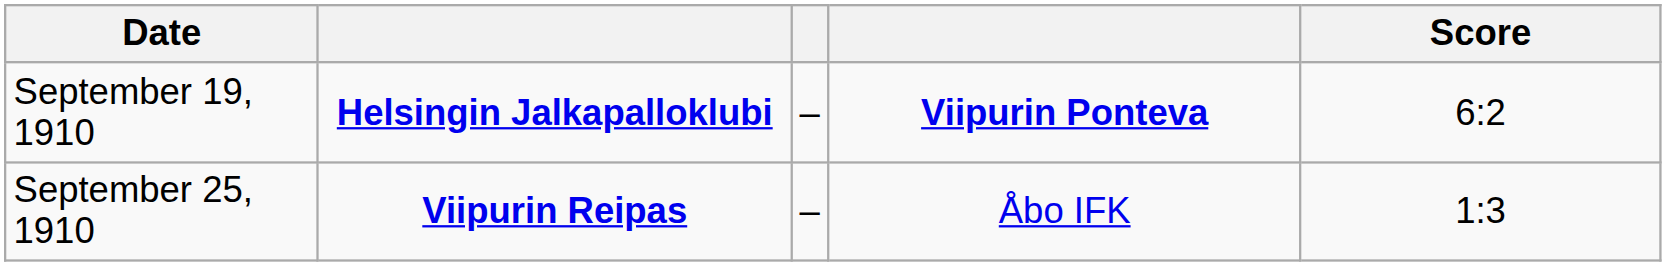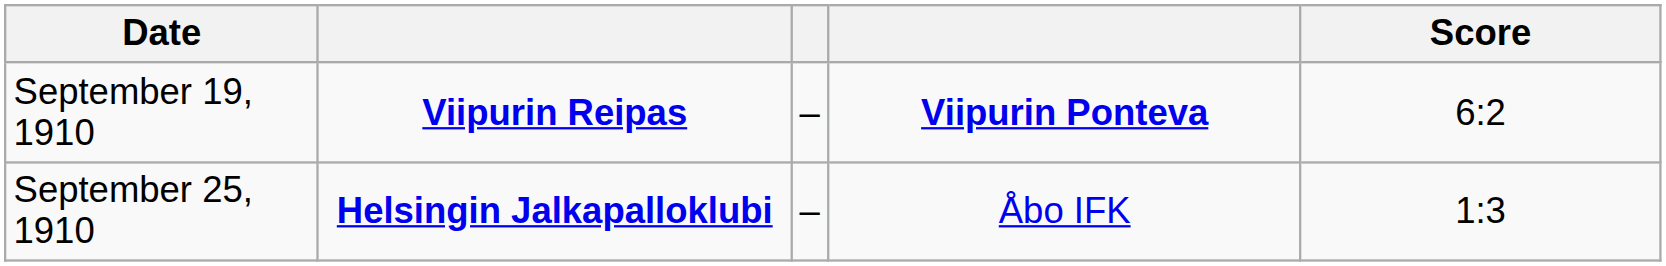(555, 111) Helsingin Jalkapalloklubi -> (555, 111) Viipurin Reipas
(555, 210) Viipurin Reipas -> (555, 210) Helsingin Jalkapalloklubi
